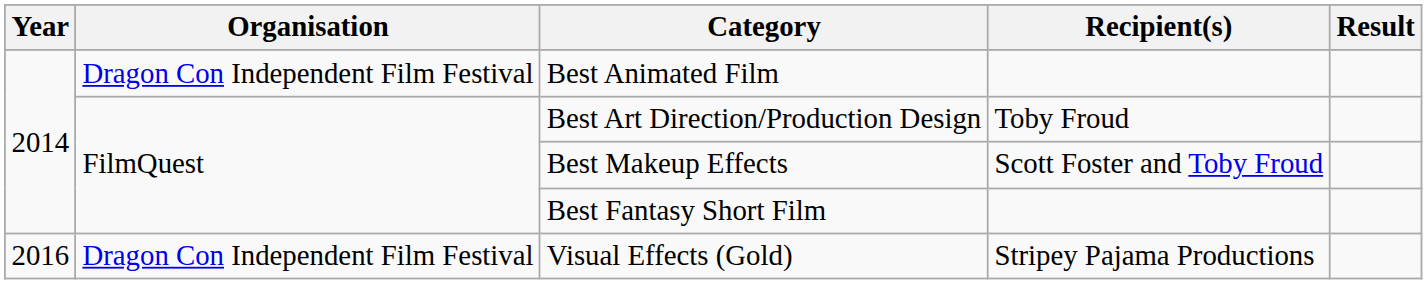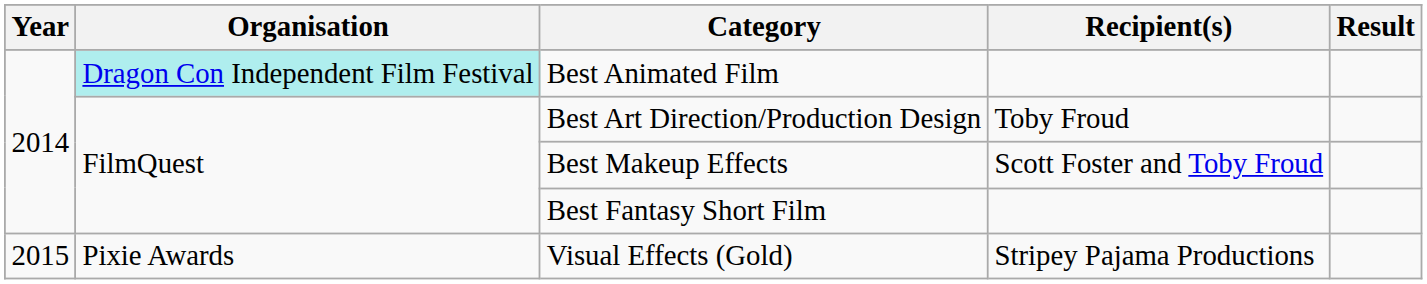(308, 73) no background -> (308, 73) paleturquoise background
(40, 255) 2016 -> (40, 255) 2015
(308, 255) Dragon Con Independent Film Festival -> (158, 255) Pixie Awards
